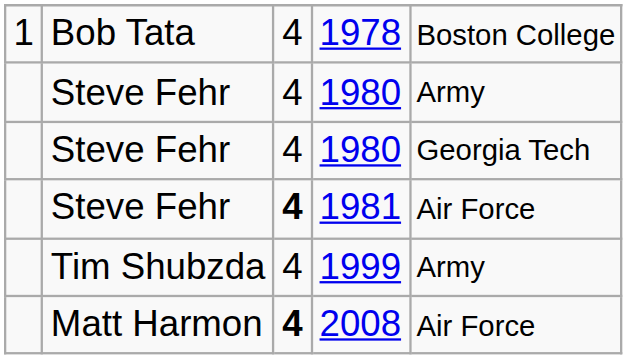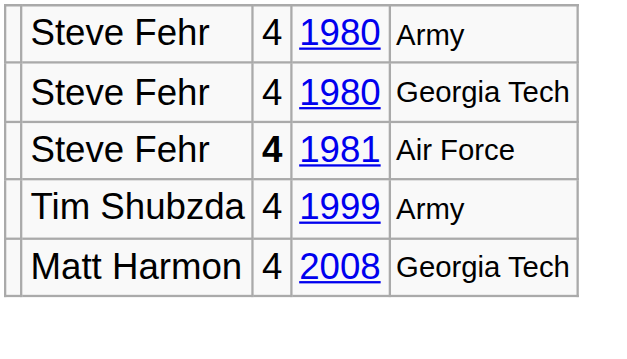- row: (123, 33)
(292, 324) bold -> (272, 265) normal
(476, 325) Air Force -> (483, 267) Georgia Tech
